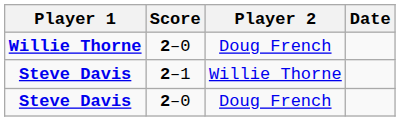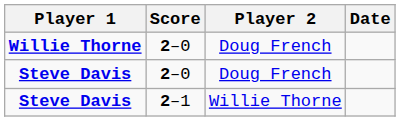rows swapped: (75, 74) <-> (75, 102)
